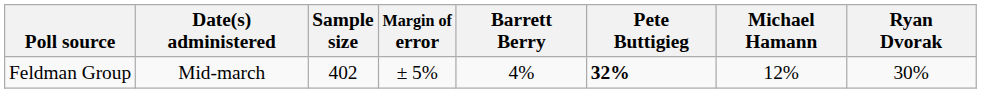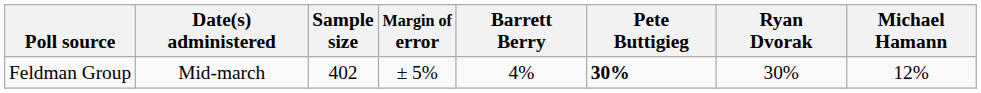columns swapped: (911, 30) <-> (781, 30)
(610, 72) 32% -> (610, 72) 30%
